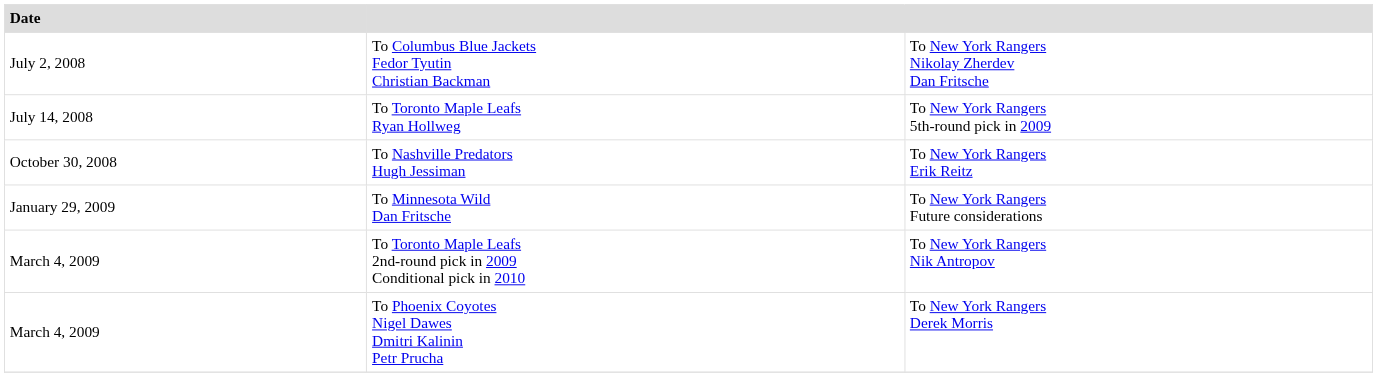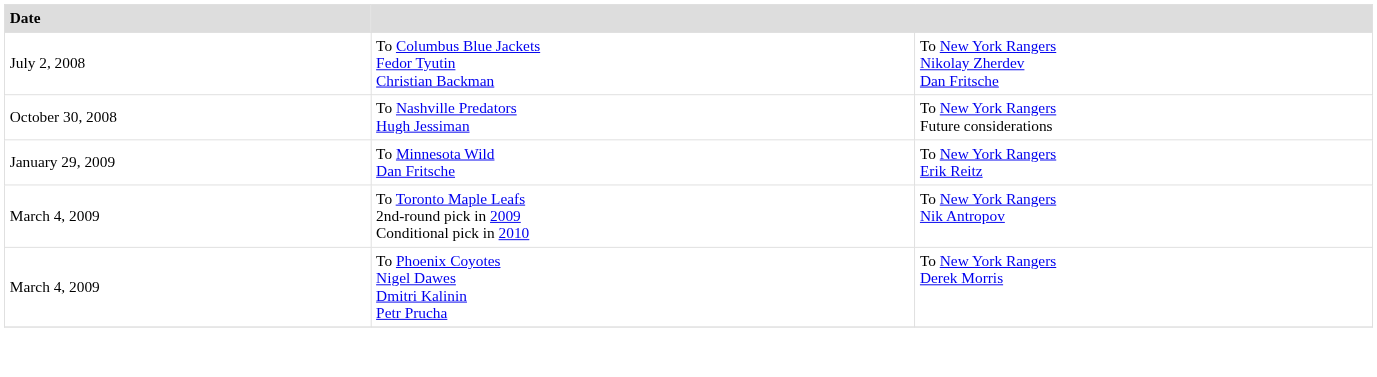- row: (447, 117)
(978, 162) To New York Rangers Erik Reitz -> (988, 117) To New York Rangers Future considerations
(978, 207) To New York Rangers Future considerations -> (988, 162) To New York Rangers Erik Reitz
